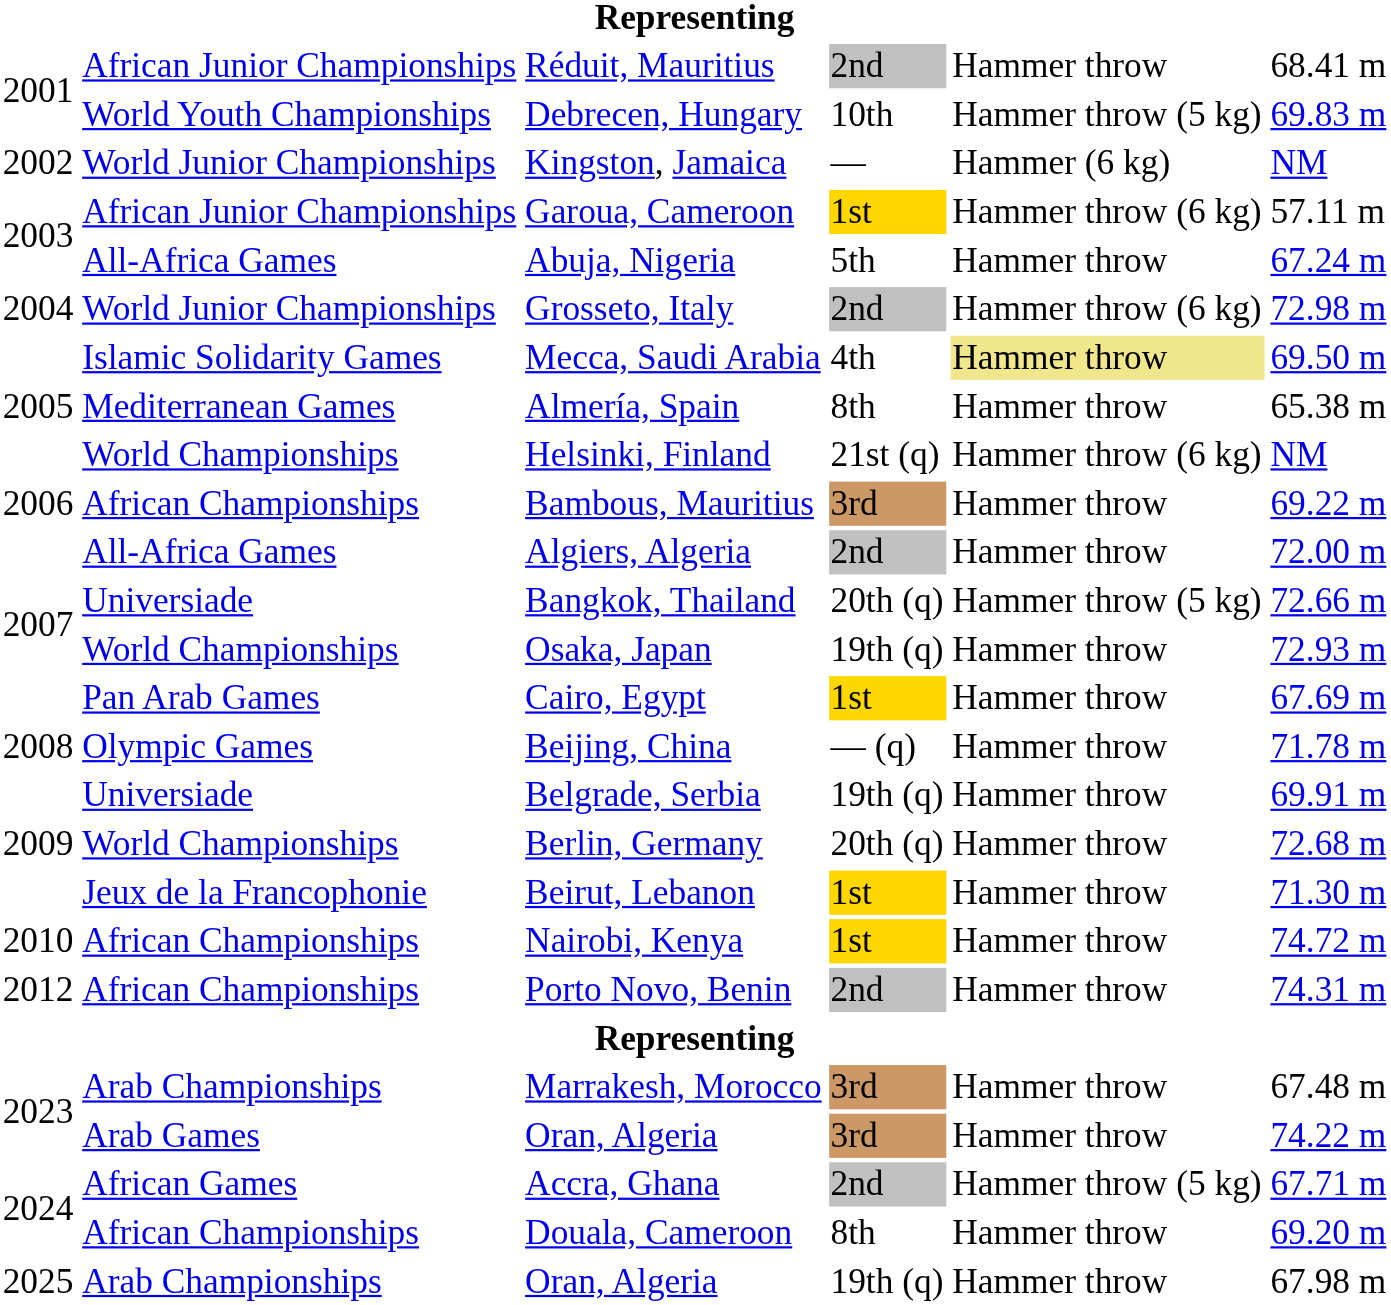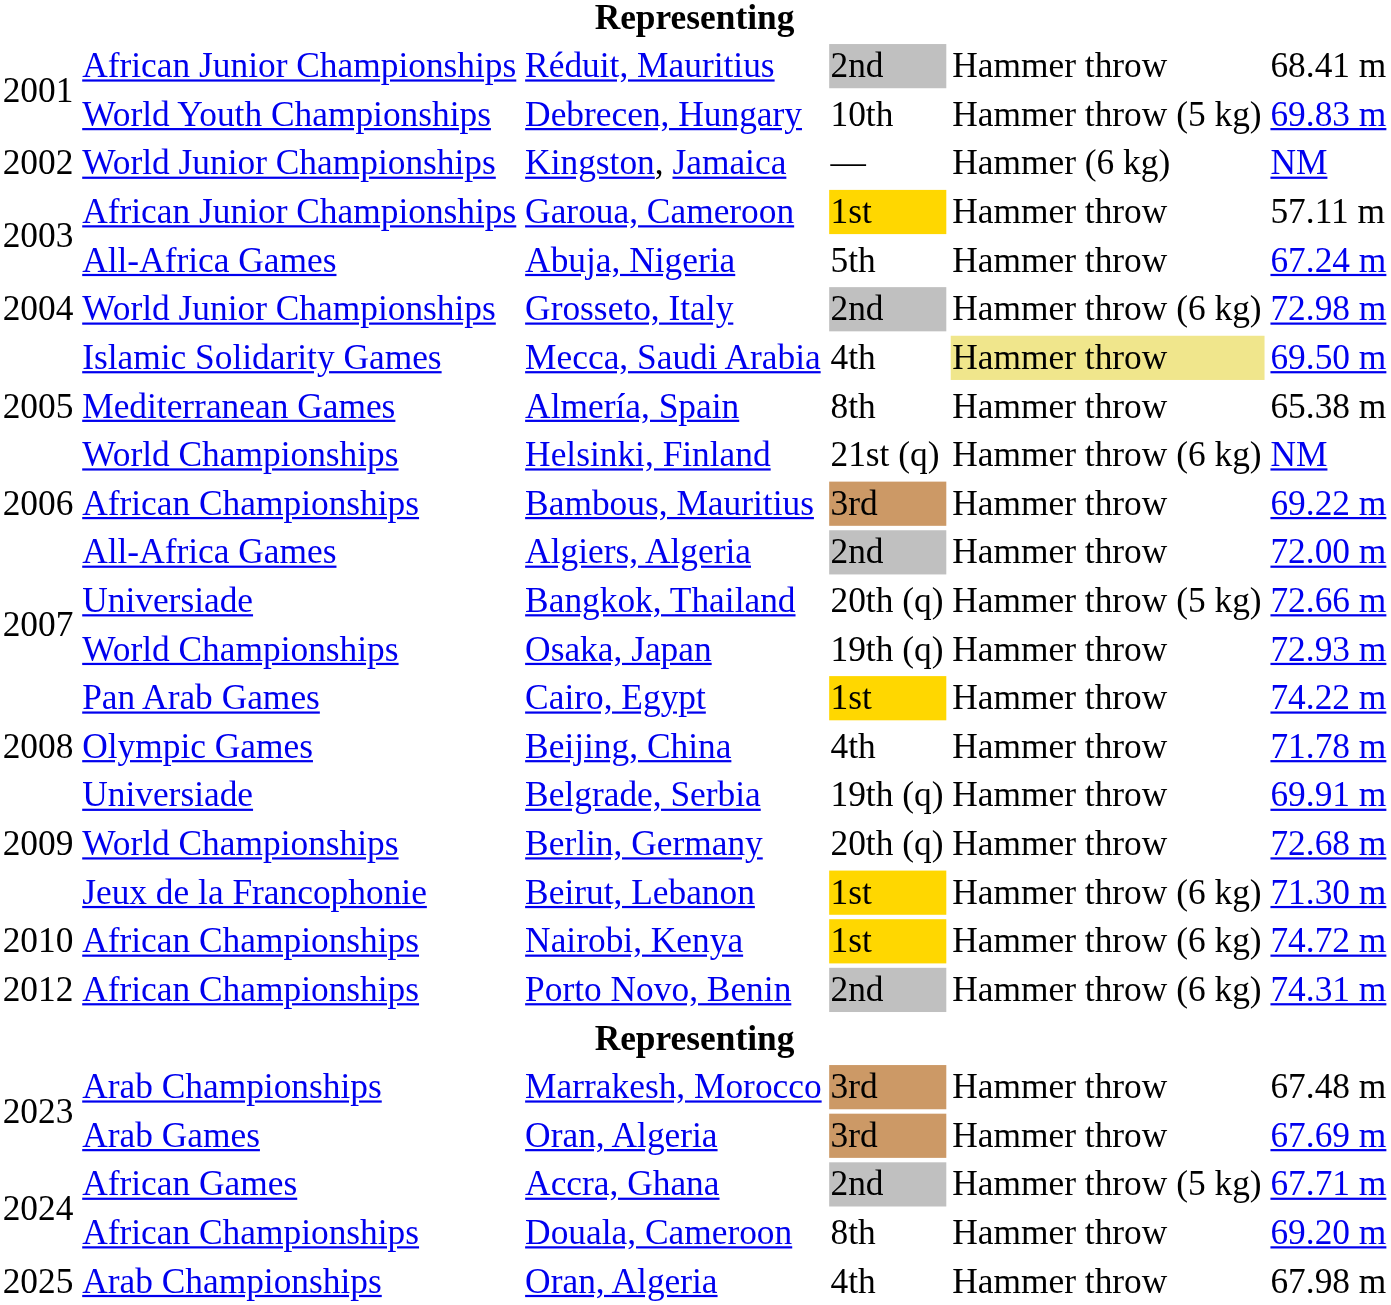(1107, 211) Hammer throw (6 kg) -> (1060, 211) Hammer throw
(1328, 697) 67.69 m -> (1328, 697) 74.22 m
(873, 746) — (q) -> (853, 746) 4th
(1060, 892) Hammer throw -> (1107, 892) Hammer throw (6 kg)
(1060, 940) Hammer throw -> (1107, 940) Hammer throw (6 kg)
(1060, 989) Hammer throw -> (1107, 989) Hammer throw (6 kg)
(1328, 1135) 74.22 m -> (1328, 1135) 67.69 m
(887, 1281) 19th (q) -> (853, 1281) 4th
